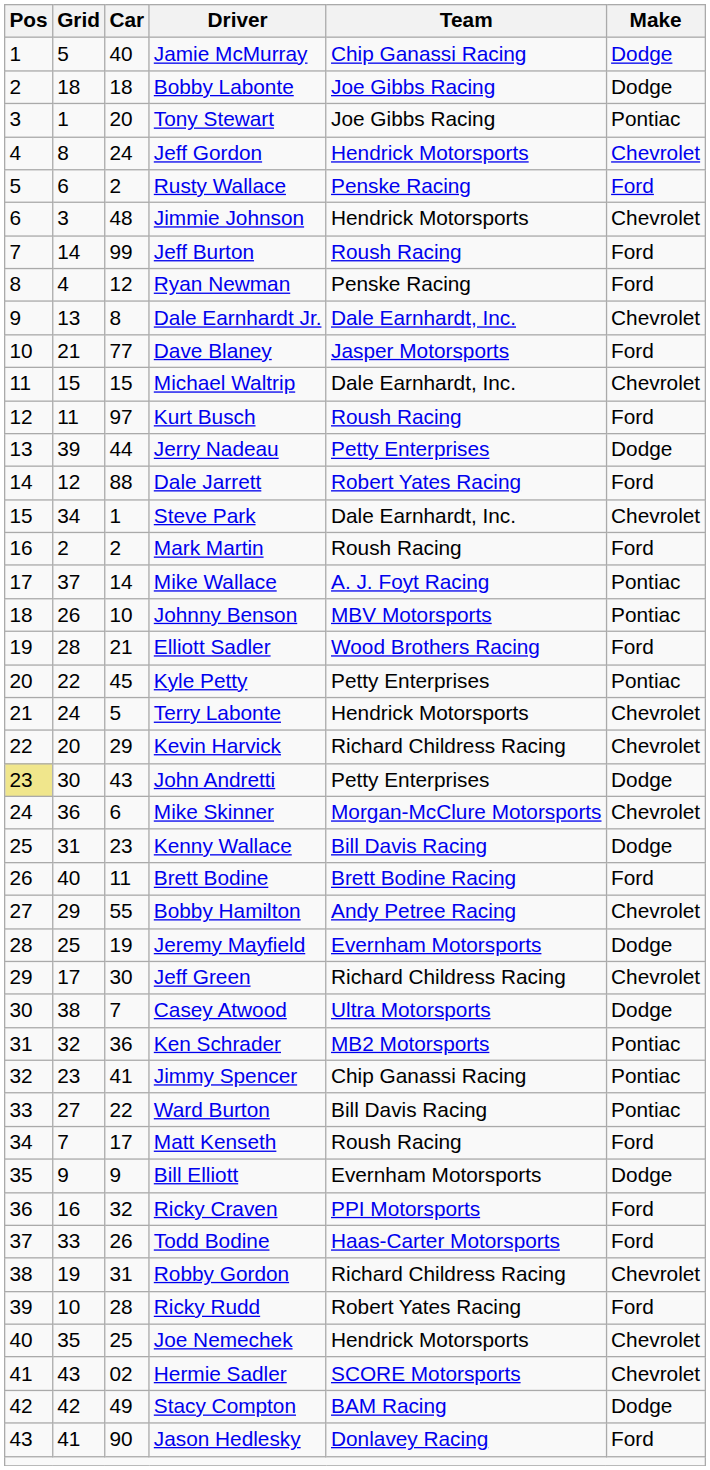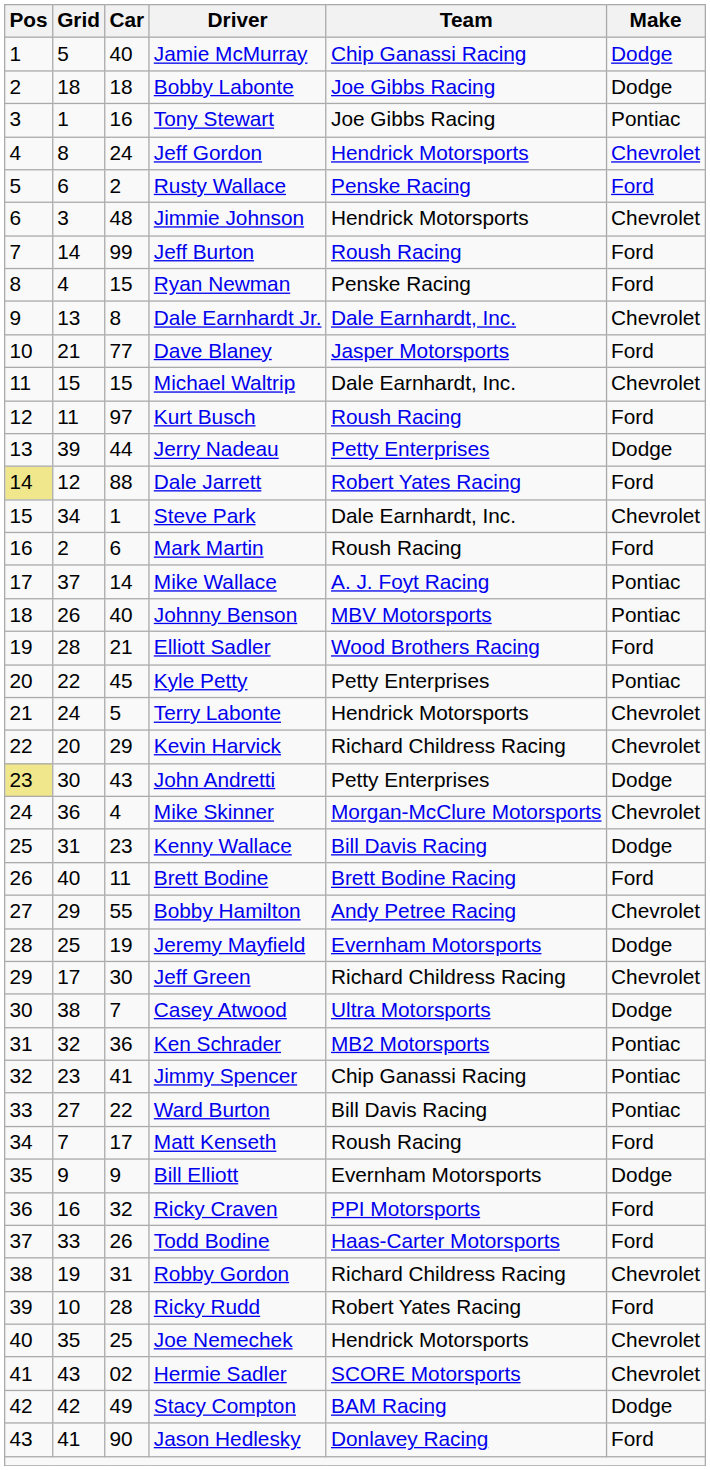(121, 119) 20 -> (121, 119) 16
(121, 284) 12 -> (121, 284) 15
(21, 482) no background -> (21, 482) khaki background
(115, 548) 2 -> (115, 548) 6
(121, 614) 10 -> (121, 614) 40
(115, 812) 6 -> (115, 812) 4
